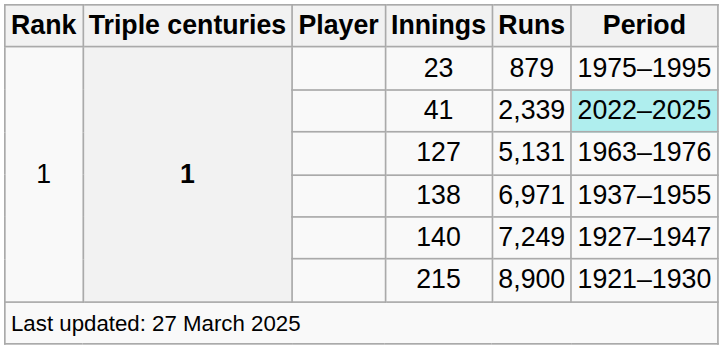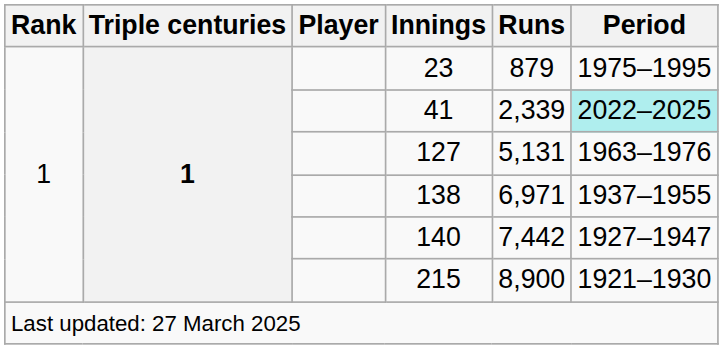(532, 237) 7,249 -> (532, 237) 7,442
